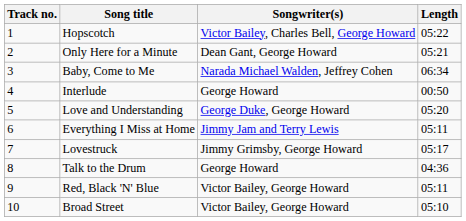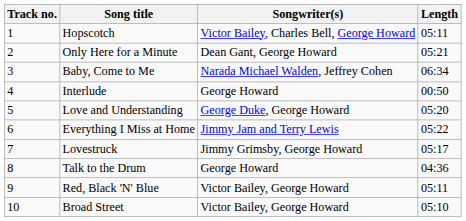(435, 33) 05:22 -> (435, 33) 05:11
(435, 129) 05:11 -> (435, 129) 05:22
